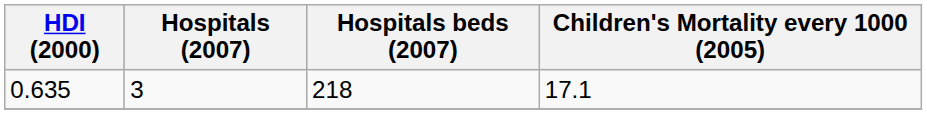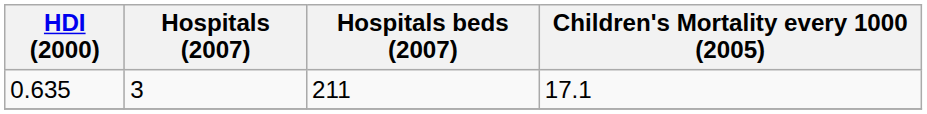(332, 89) 218 -> (331, 89) 211
